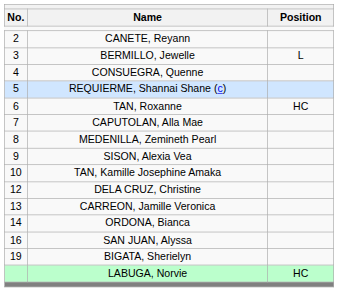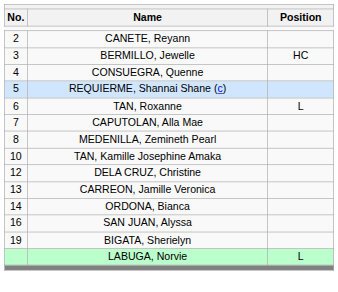(301, 56) L -> (301, 56) HC
(301, 106) HC -> (301, 106) L
- row: (16, 156)
(301, 273) HC -> (301, 257) L
